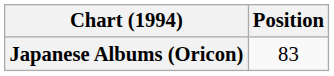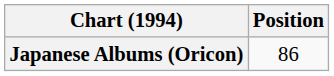(288, 53) 83 -> (288, 53) 86
